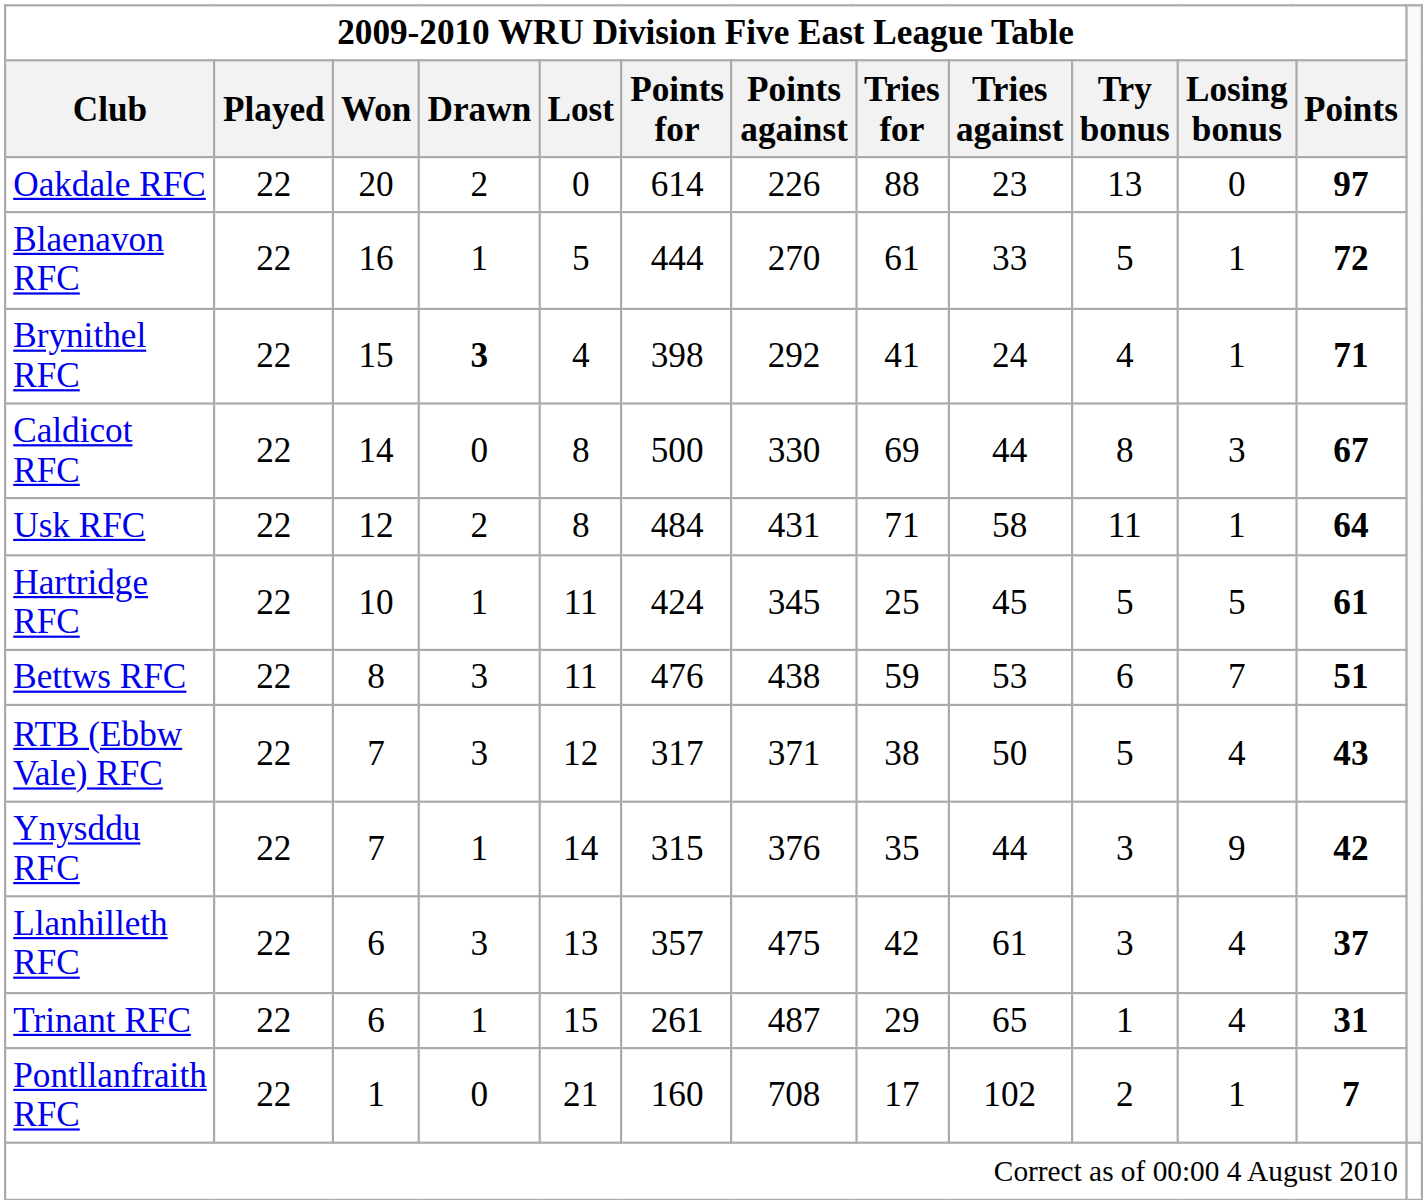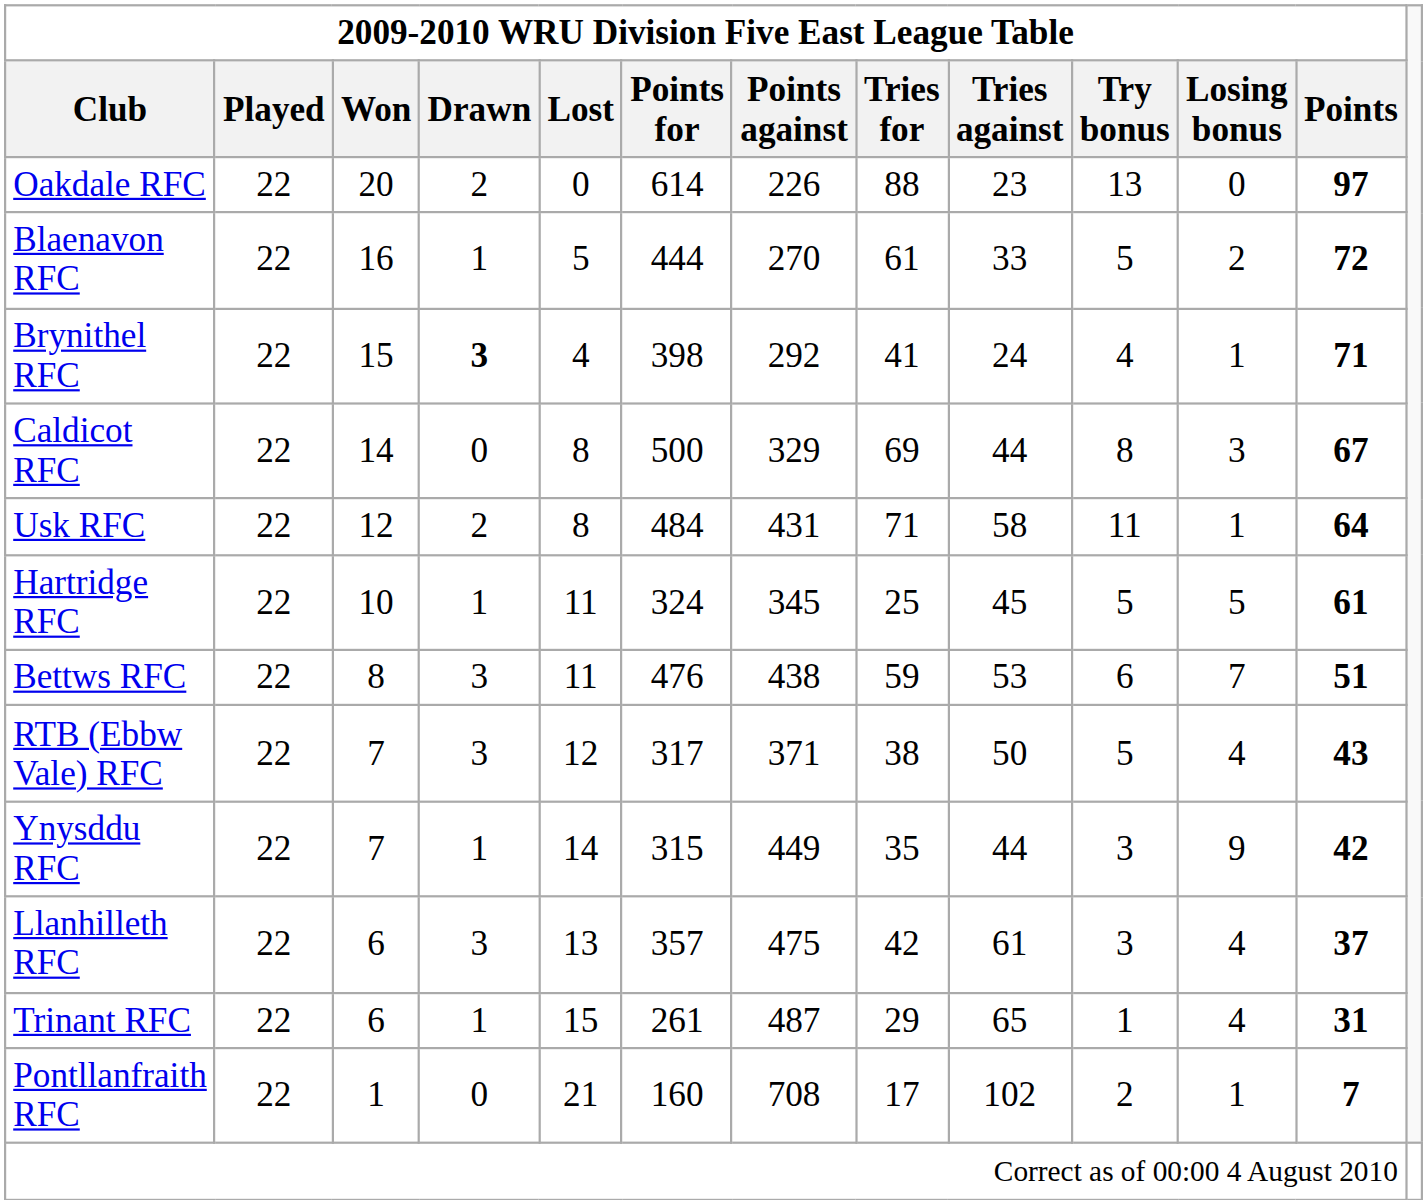(1237, 259) 1 -> (1237, 259) 2
(794, 450) 330 -> (794, 450) 329
(677, 601) 424 -> (677, 601) 324
(794, 848) 376 -> (794, 848) 449
